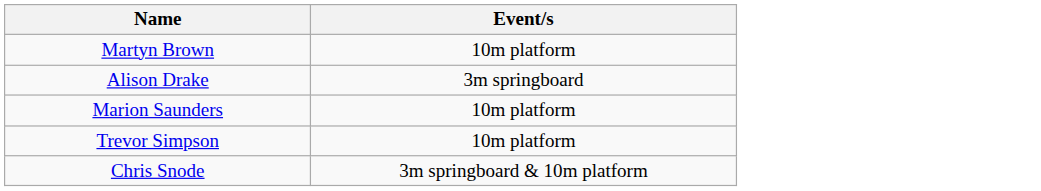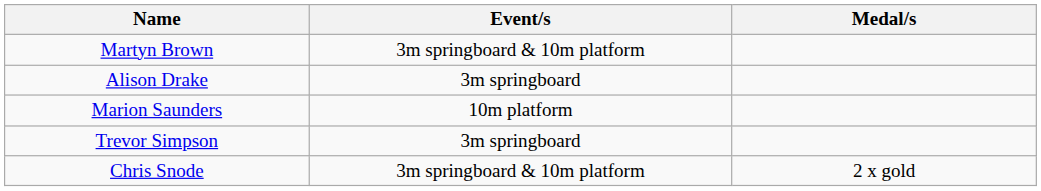+ column: (884, 19)
(524, 49) 10m platform -> (520, 49) 3m springboard & 10m platform
(524, 140) 10m platform -> (520, 140) 3m springboard
